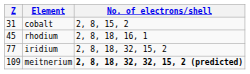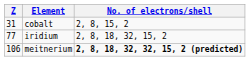- row: (41, 37)
(13, 62) 109 -> (13, 50) 106
